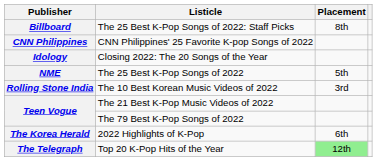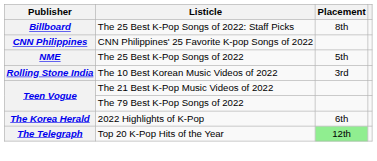- row: (183, 57)
